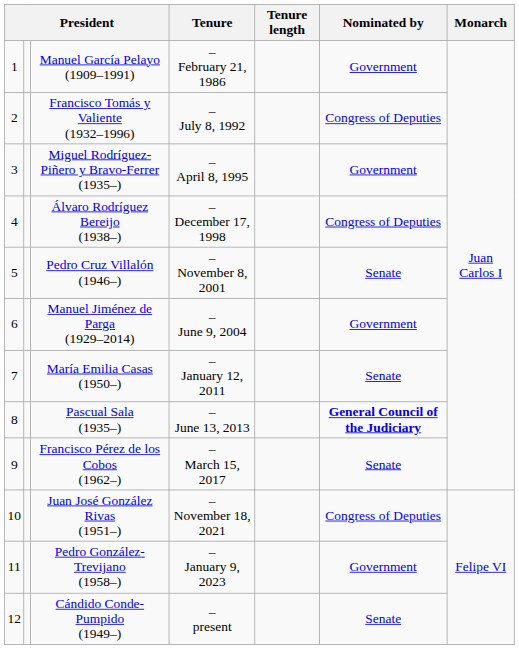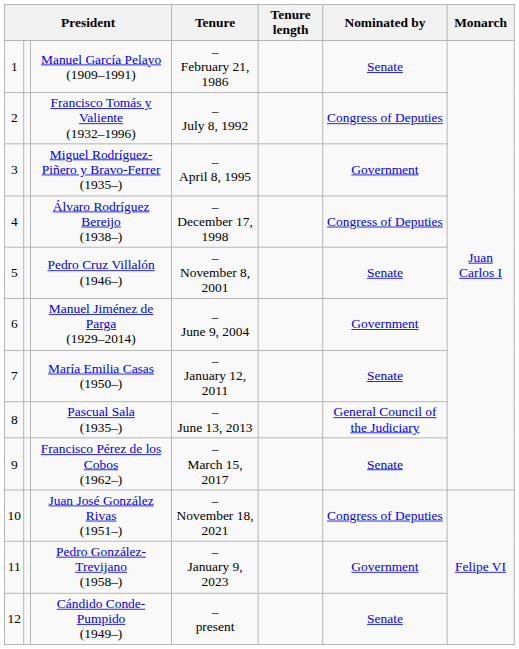(383, 66) Government -> (385, 66) Senate
(383, 420) bold -> (385, 420) normal
